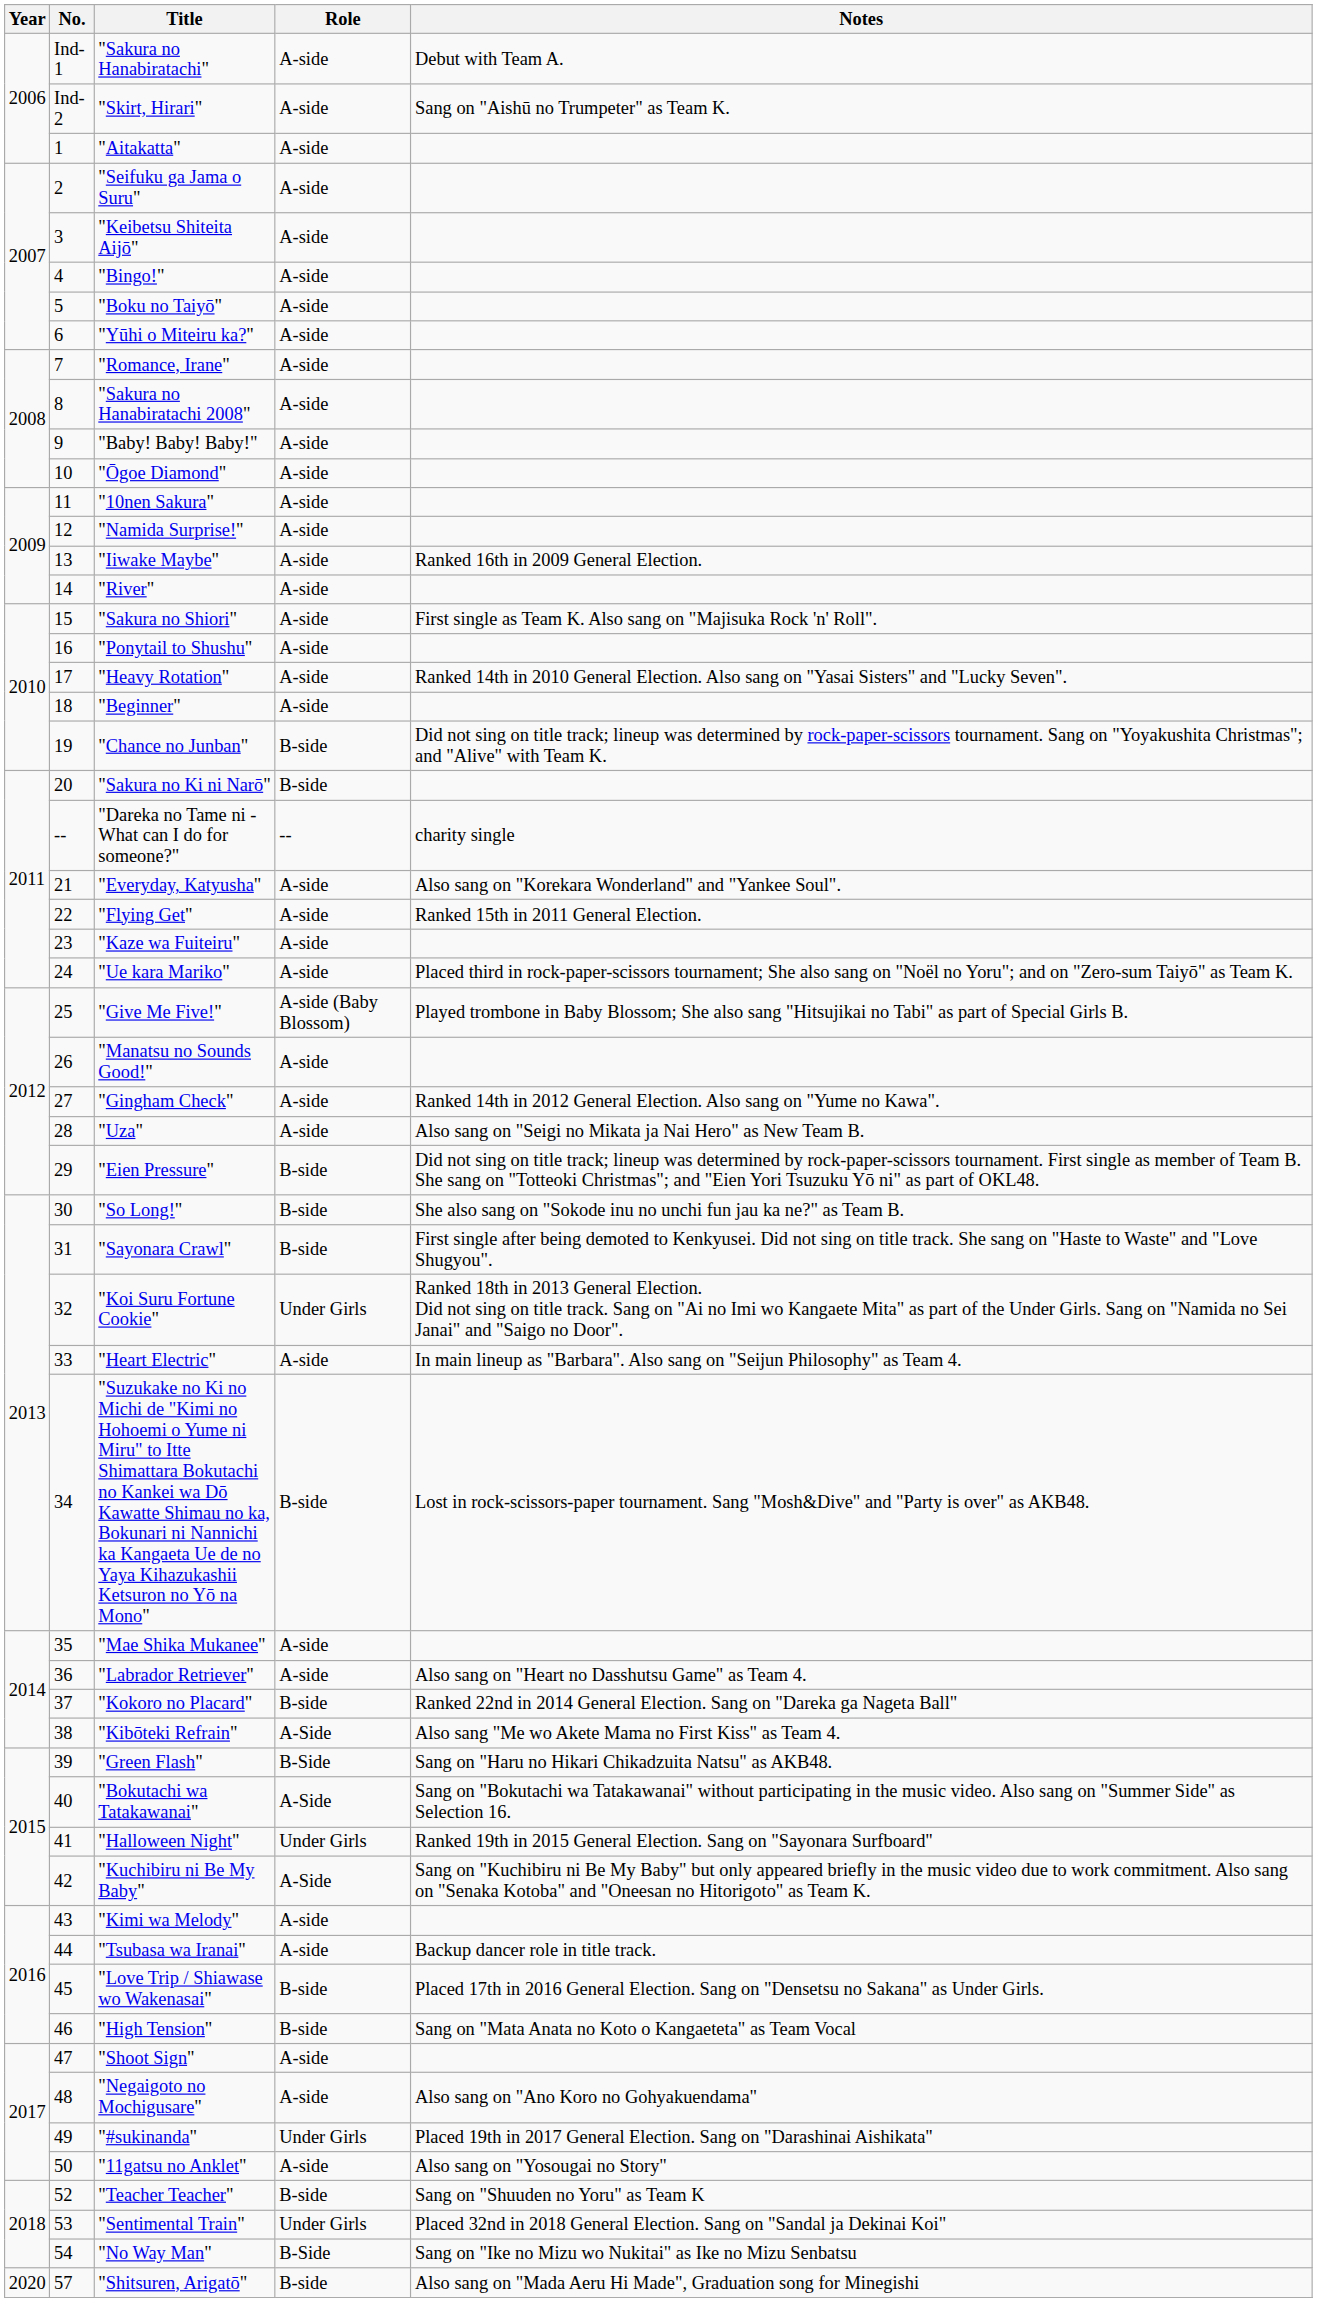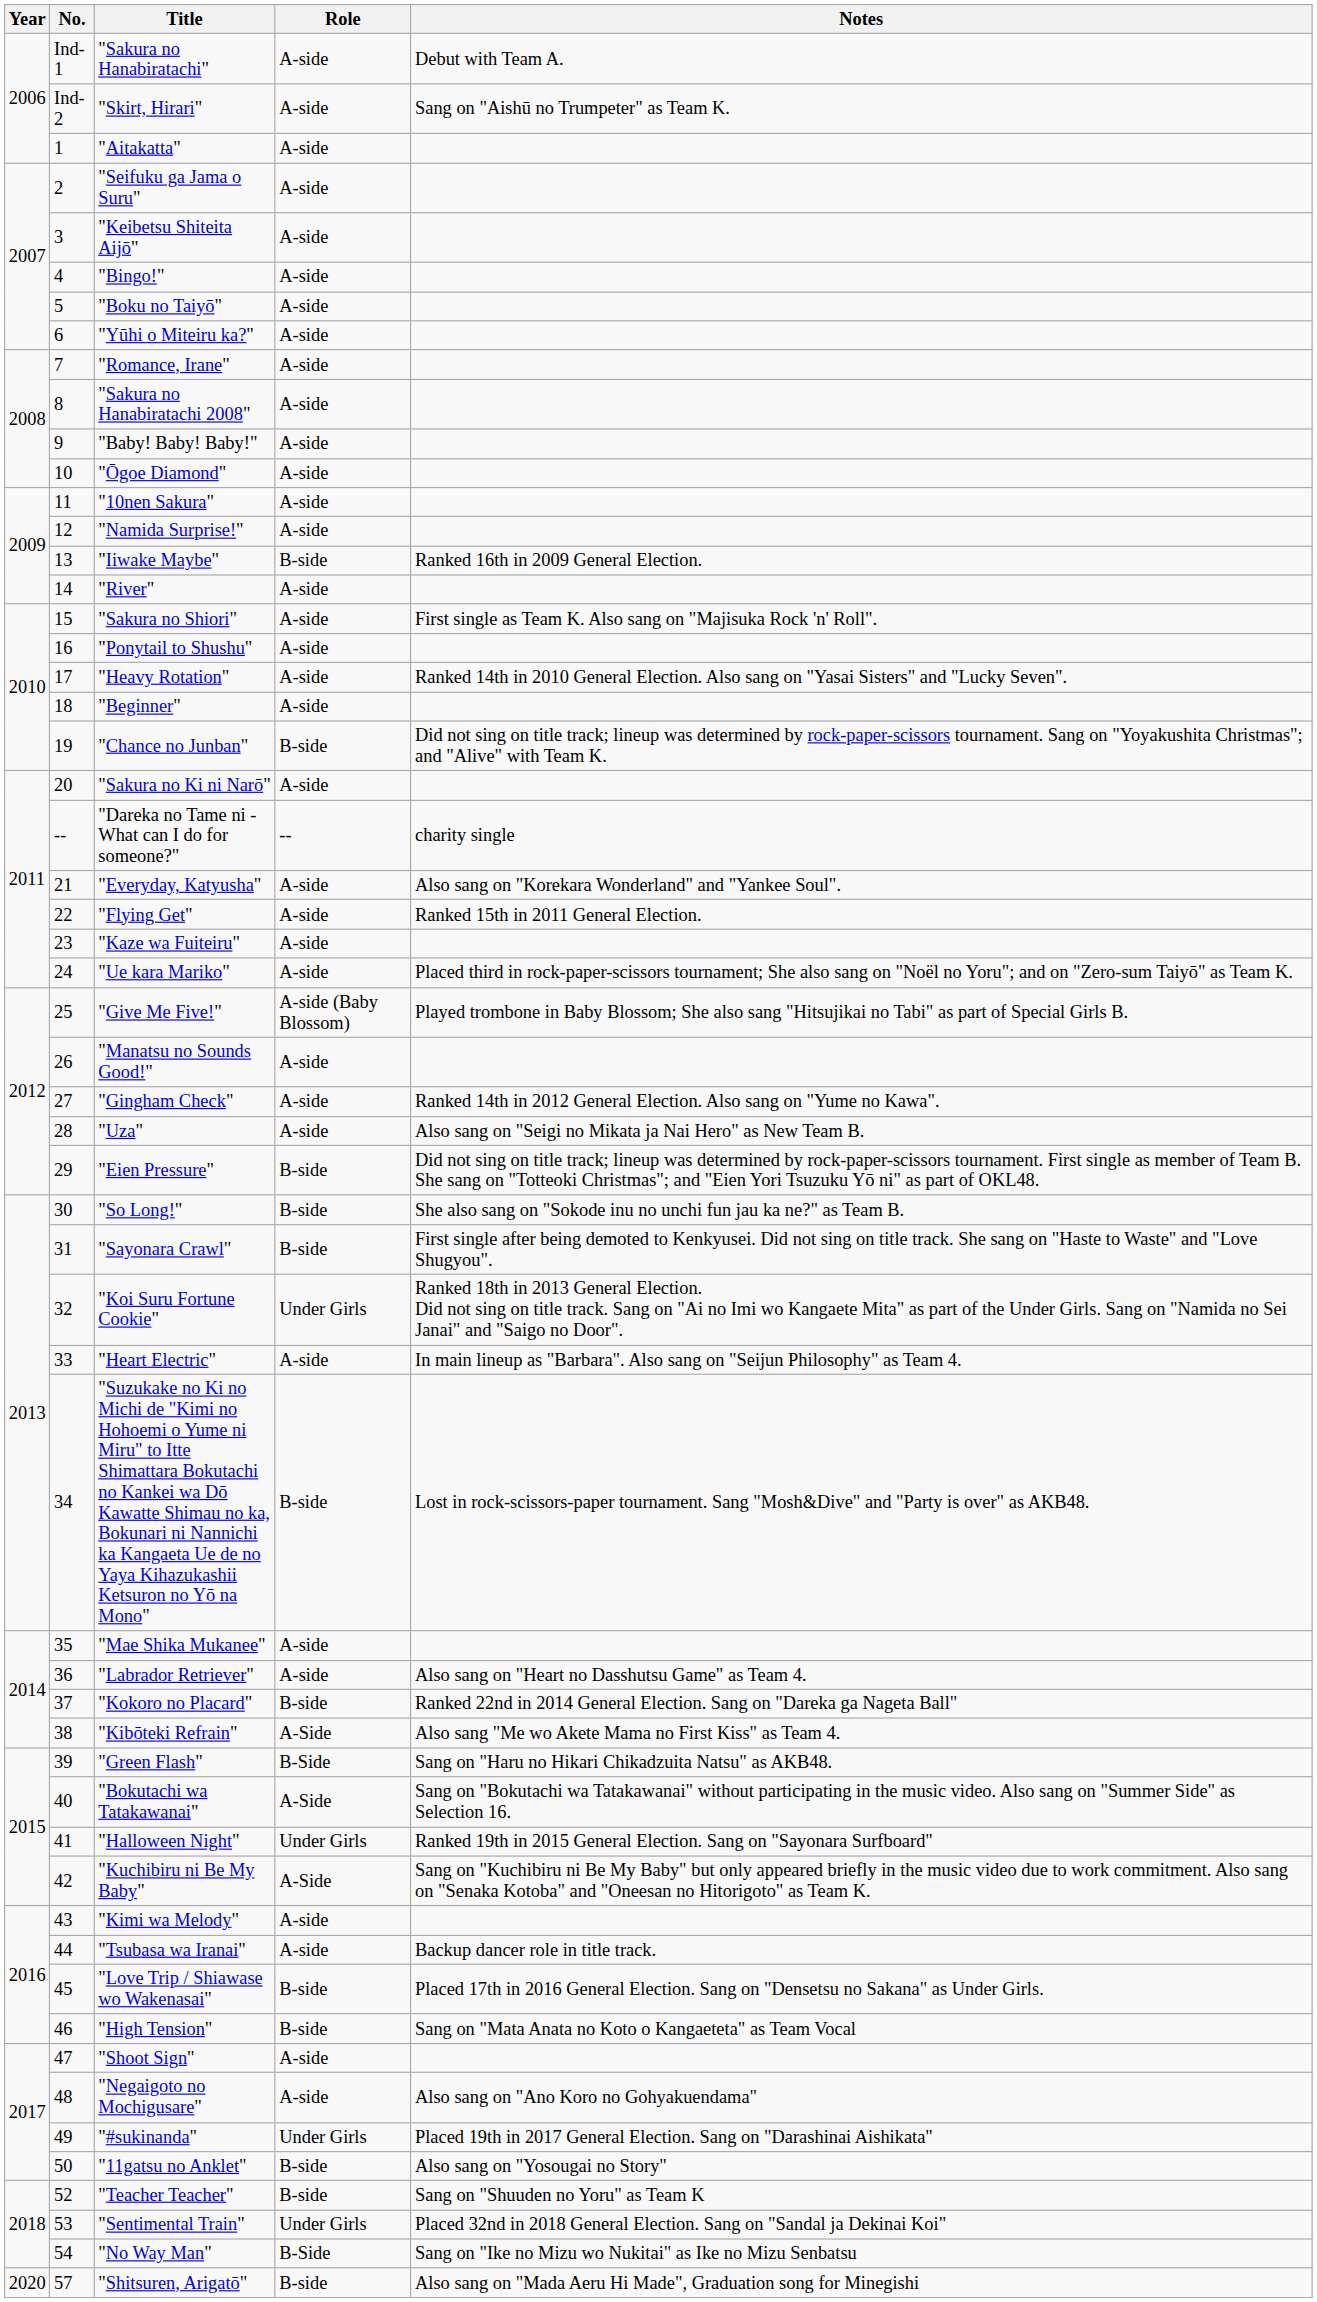(304, 560) A-side -> (303, 560) B-side
(303, 785) B-side -> (304, 785) A-side
(304, 2165) A-side -> (303, 2165) B-side
